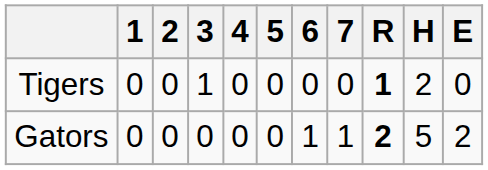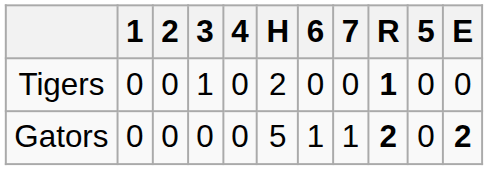columns swapped: (275, 31) <-> (423, 31)
(463, 137) normal -> (463, 137) bold
